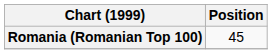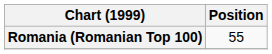(236, 37) 45 -> (236, 37) 55
